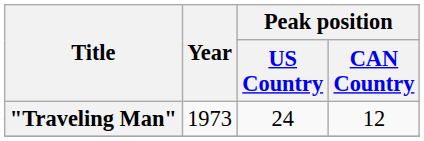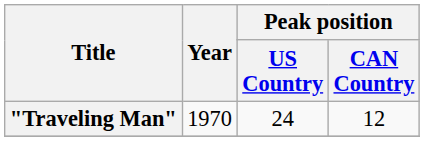(210, 118) 1973 -> (210, 118) 1970
